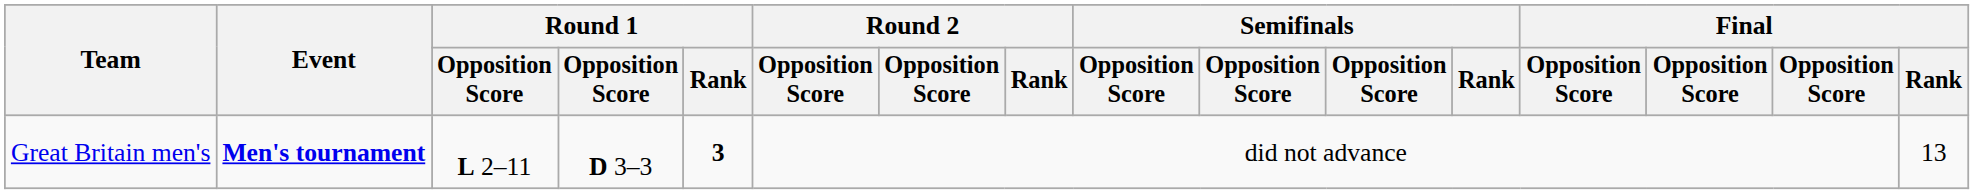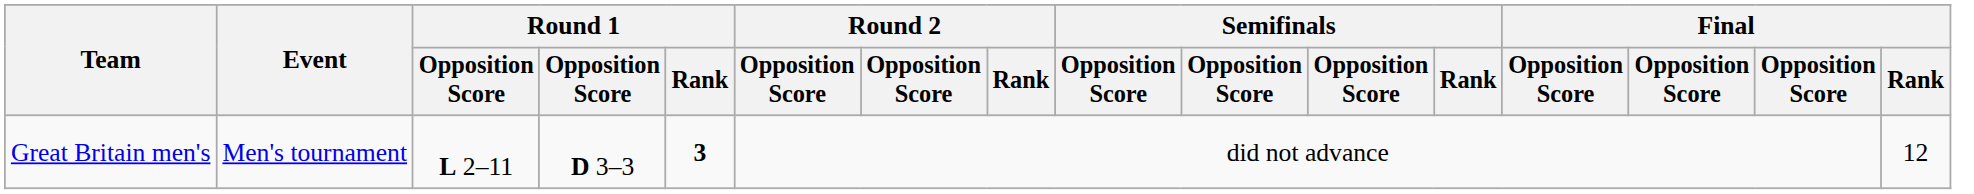(324, 151) bold -> (315, 151) normal
(1934, 151) 13 -> (1916, 151) 12
